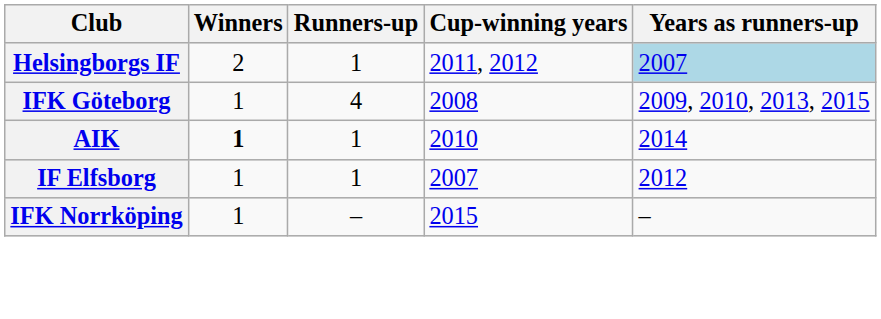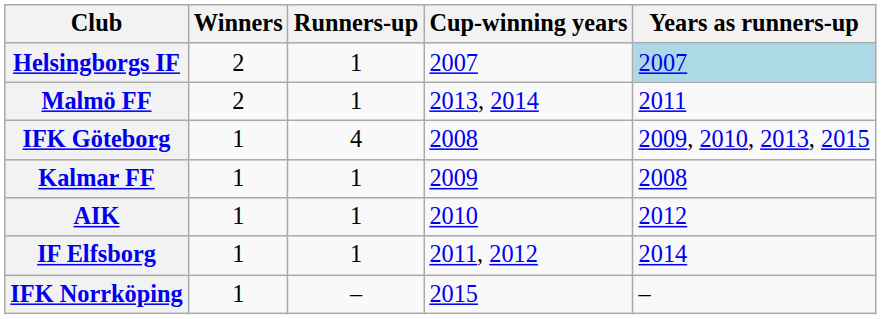(484, 62) 2011, 2012 -> (454, 62) 2007
+ row: (96, 100)
+ row: (96, 178)
(238, 139) bold -> (238, 216) normal
(663, 139) 2014 -> (663, 216) 2012
(454, 178) 2007 -> (484, 255) 2011, 2012
(663, 178) 2012 -> (663, 255) 2014
